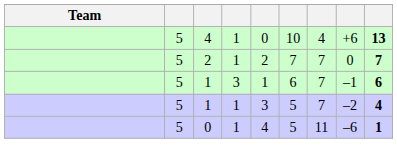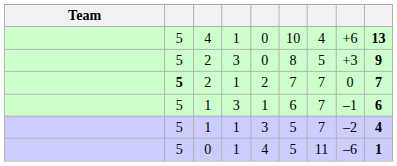+ row: (208, 60)
(179, 60) normal -> (179, 82) bold
